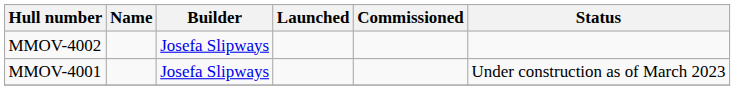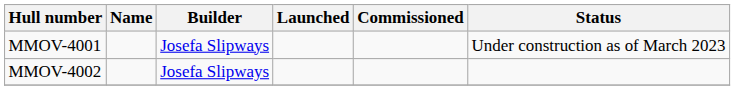rows swapped: (55, 71) <-> (55, 44)
